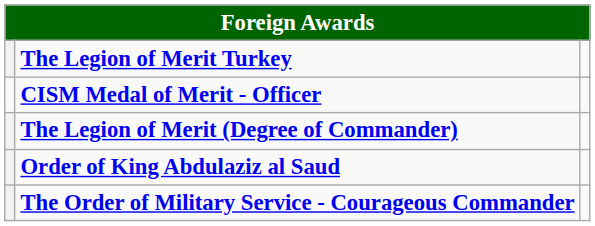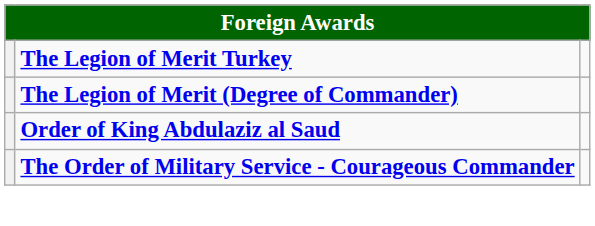- row: (171, 94)
